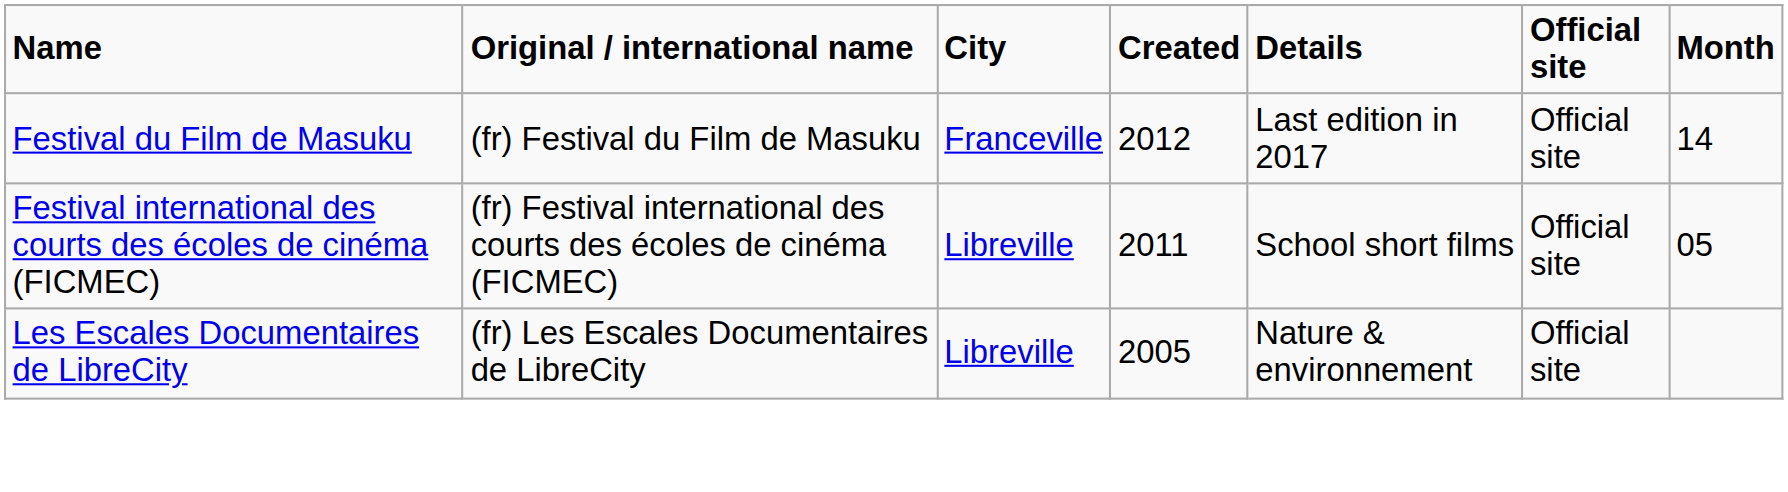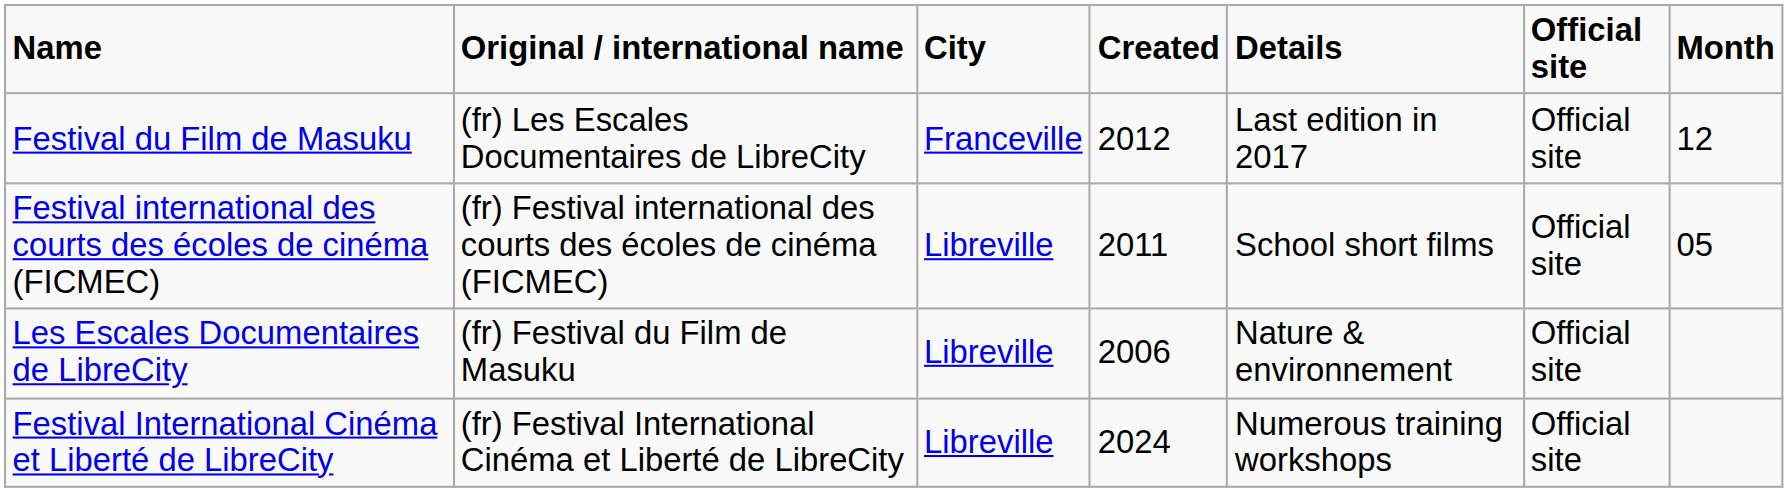(696, 137) (fr) Festival du Film de Masuku -> (663, 137) (fr) Les Escales Documentaires de LibreCity
(1695, 137) 14 -> (1695, 137) 12
(699, 352) (fr) Les Escales Documentaires de LibreCity -> (624, 352) (fr) Festival du Film de Masuku
(1155, 352) 2005 -> (1134, 352) 2006
+ row: (225, 441)
